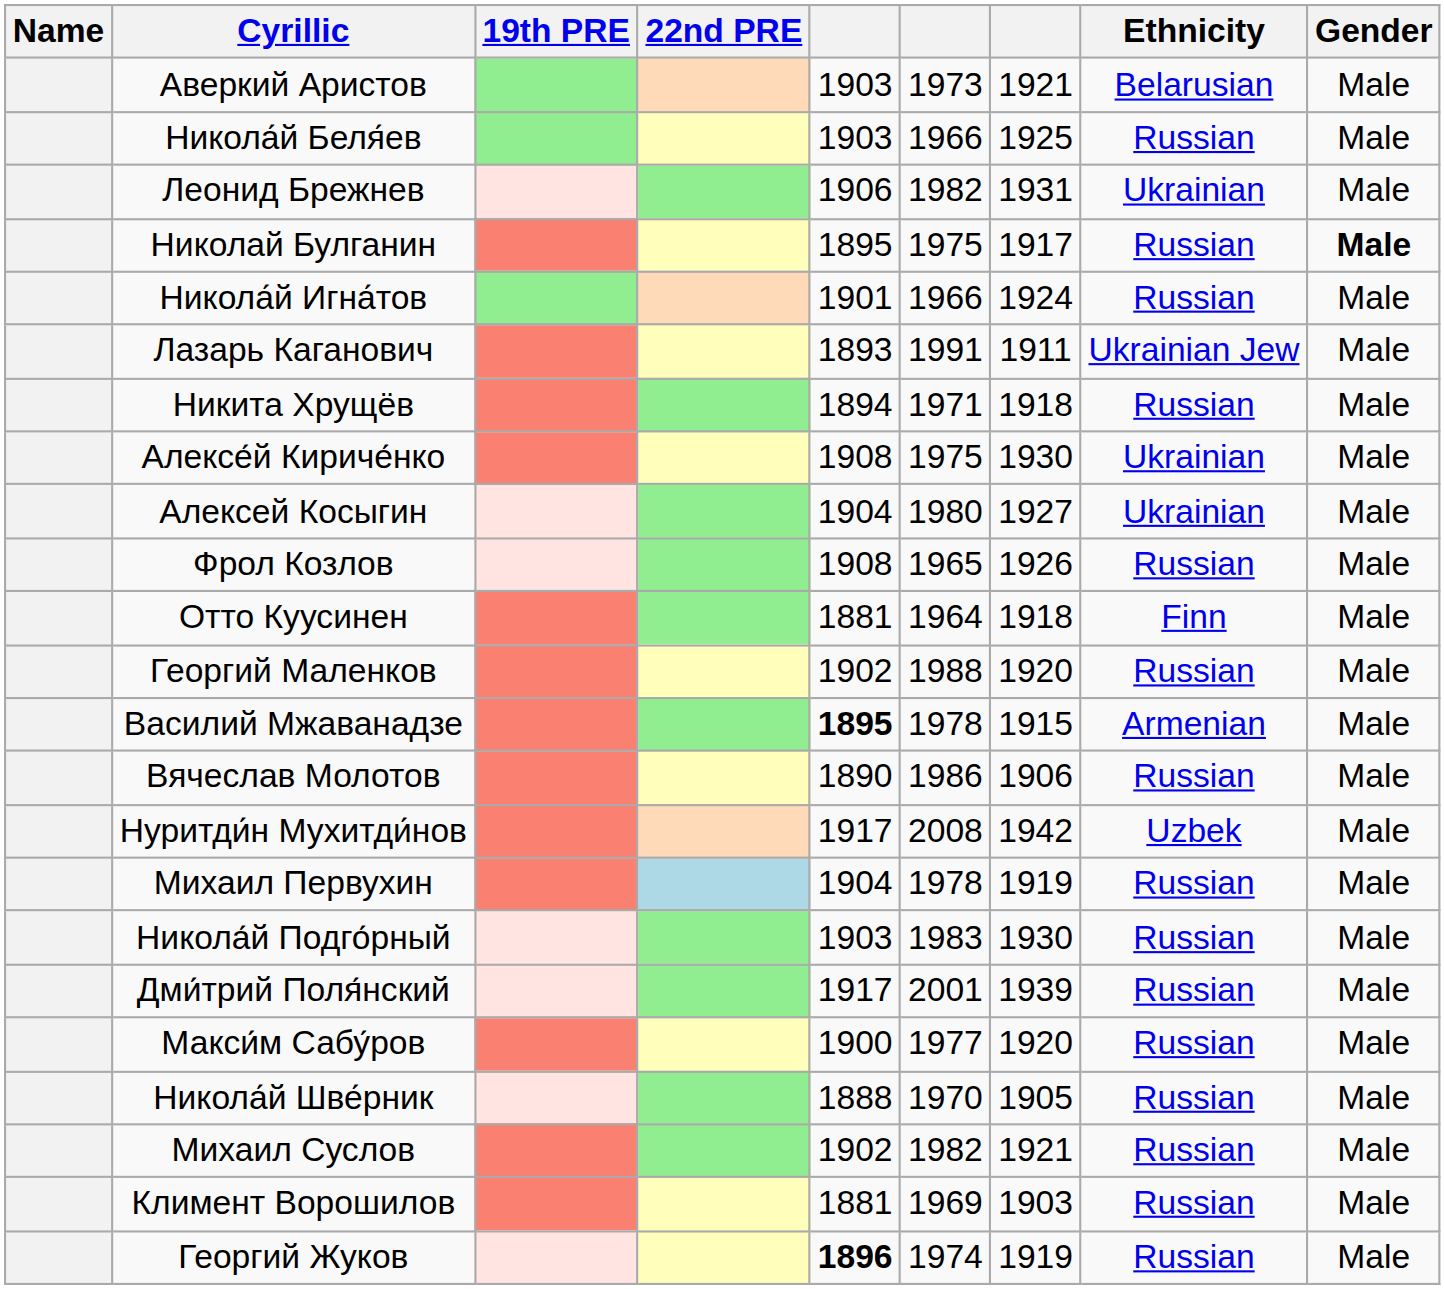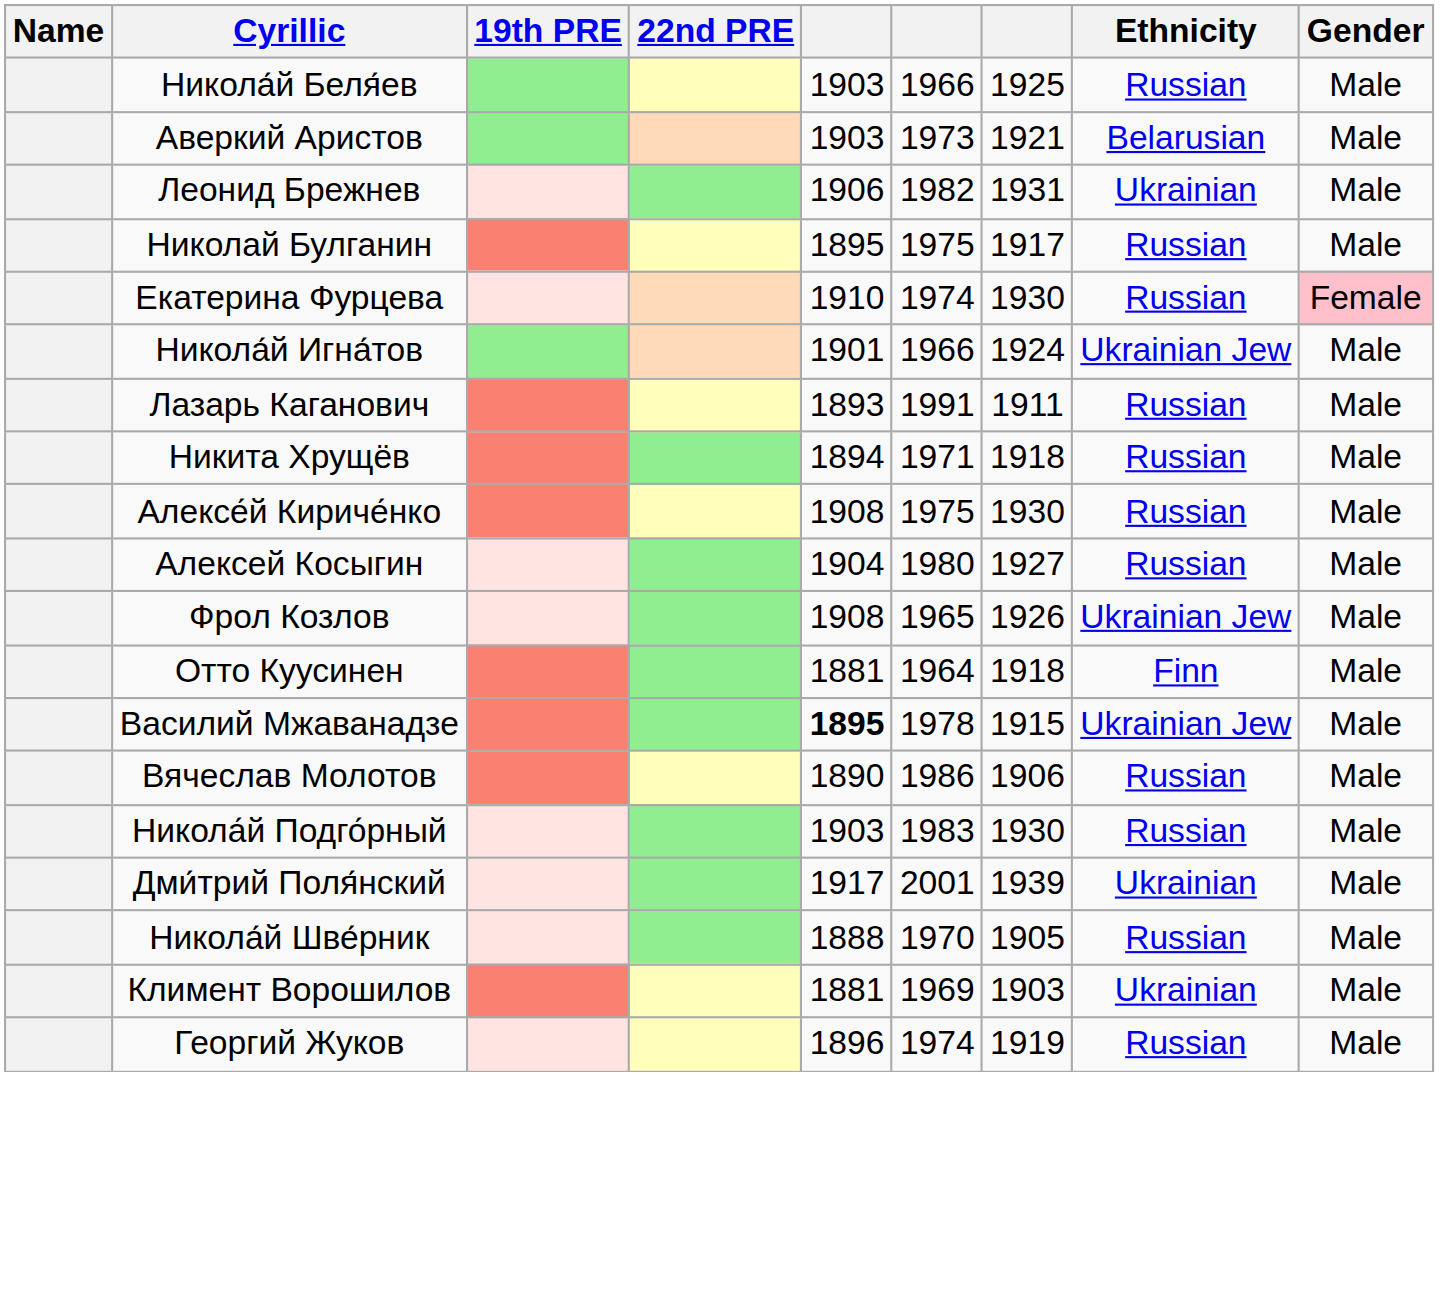rows swapped: (293, 84) <-> (293, 137)
(1374, 244) bold -> (1366, 244) normal
+ row: (289, 297)
(1194, 297) Russian -> (1186, 350) Ukrainian Jew
(1194, 350) Ukrainian Jew -> (1186, 404) Russian
(1194, 457) Ukrainian -> (1186, 510) Russian
(1194, 510) Ukrainian -> (1186, 564) Russian
(1194, 564) Russian -> (1186, 617) Ukrainian Jew
- row: (293, 670)
(1194, 723) Armenian -> (1186, 723) Ukrainian Jew
- row: (293, 830)
- row: (293, 883)
(1194, 990) Russian -> (1186, 883) Ukrainian
- row: (293, 1043)
- row: (293, 1150)
(1194, 1203) Russian -> (1186, 990) Ukrainian
(855, 1256) bold -> (847, 1043) normal
